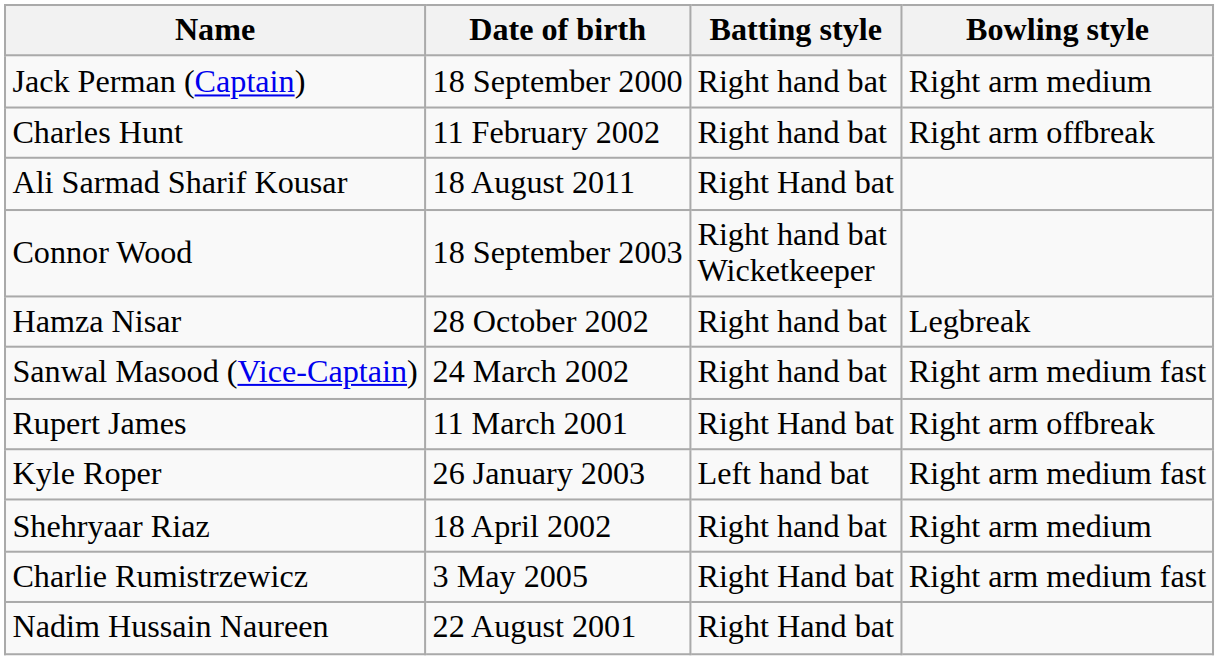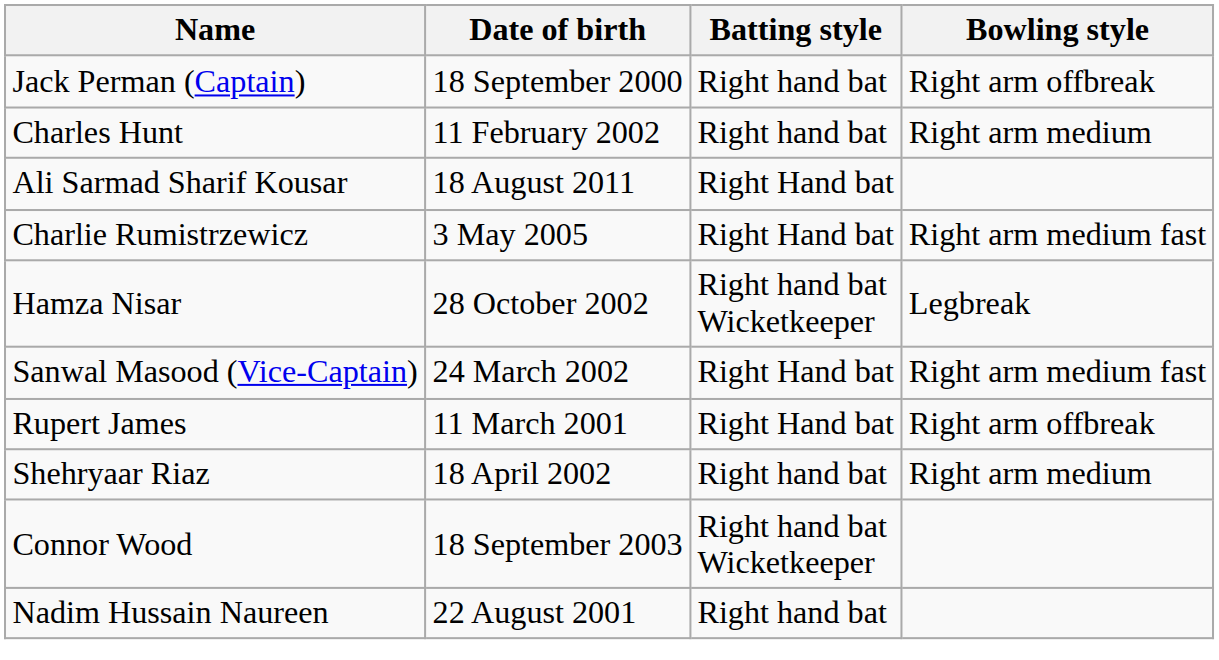(1030, 81) Right arm medium -> (1032, 81) Right arm offbreak
(1032, 132) Right arm offbreak -> (1030, 132) Right arm medium
rows swapped: (160, 576) <-> (102, 252)
(792, 321) Right hand bat -> (792, 303) Right hand bat Wicketkeeper
(792, 372) Right hand bat -> (796, 372) Right Hand bat
- row: (87, 474)
(796, 627) Right Hand bat -> (792, 612) Right hand bat
